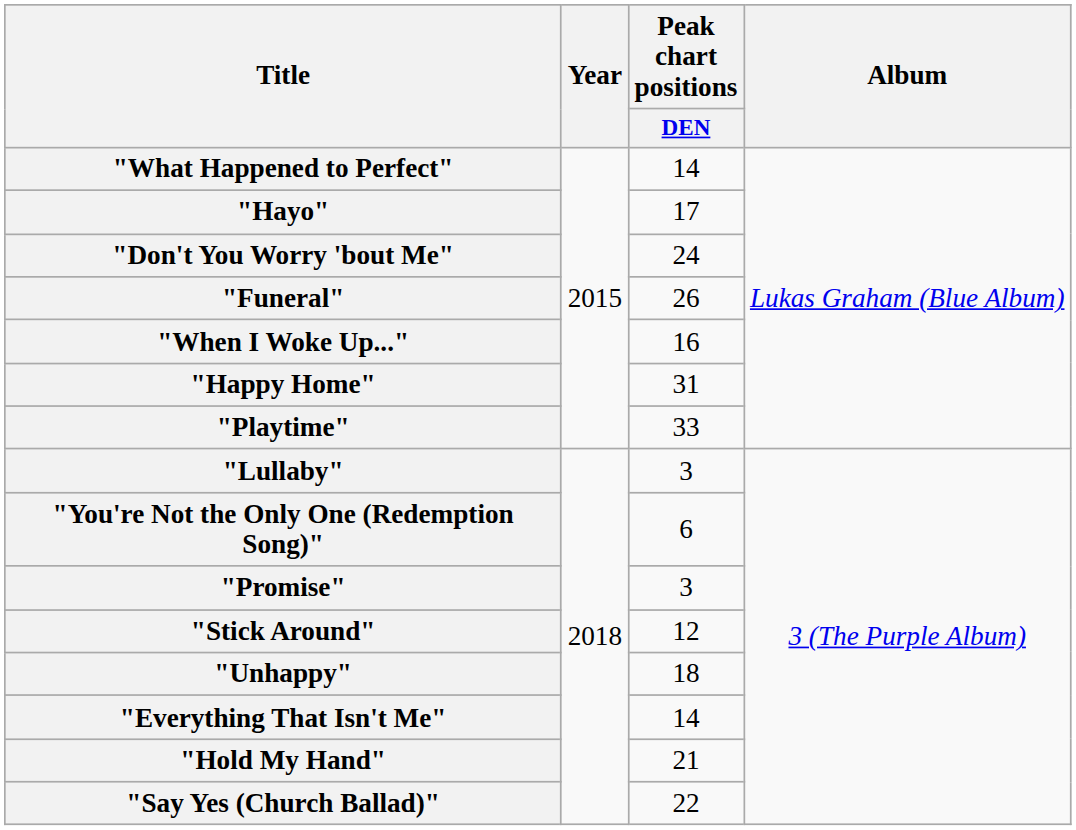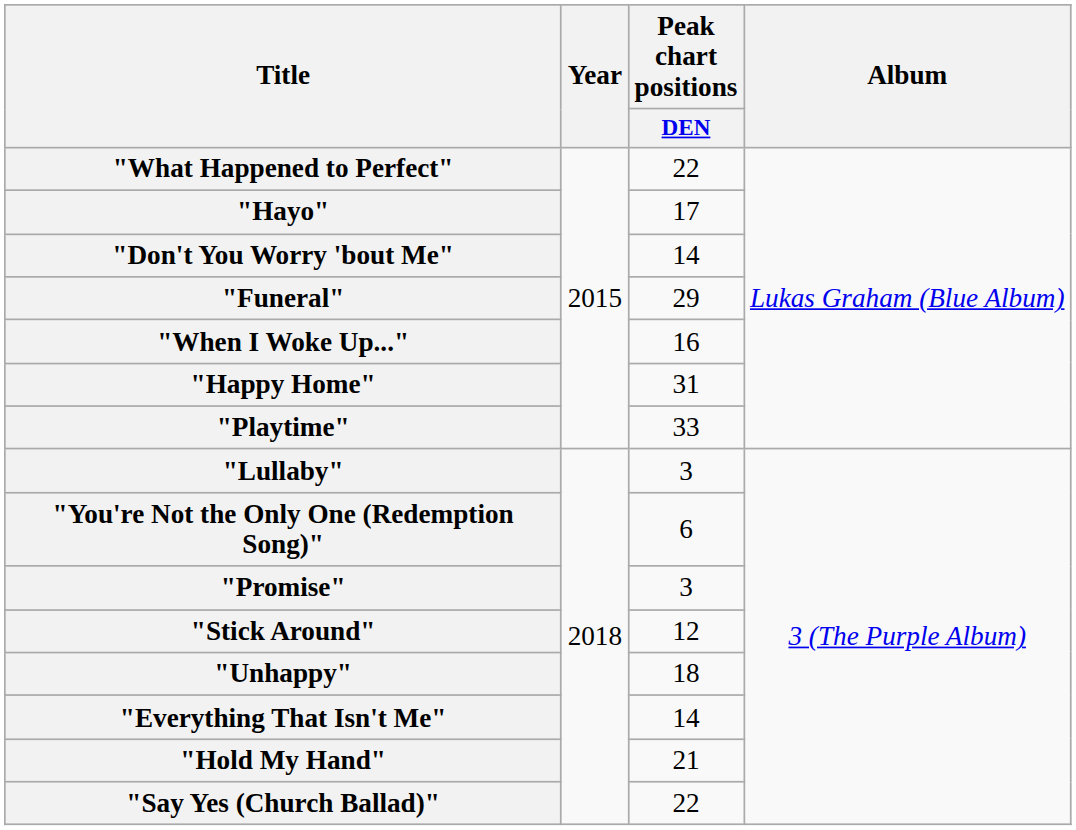(686, 168) 14 -> (686, 168) 22
(686, 254) 24 -> (686, 254) 14
(686, 297) 26 -> (686, 297) 29
